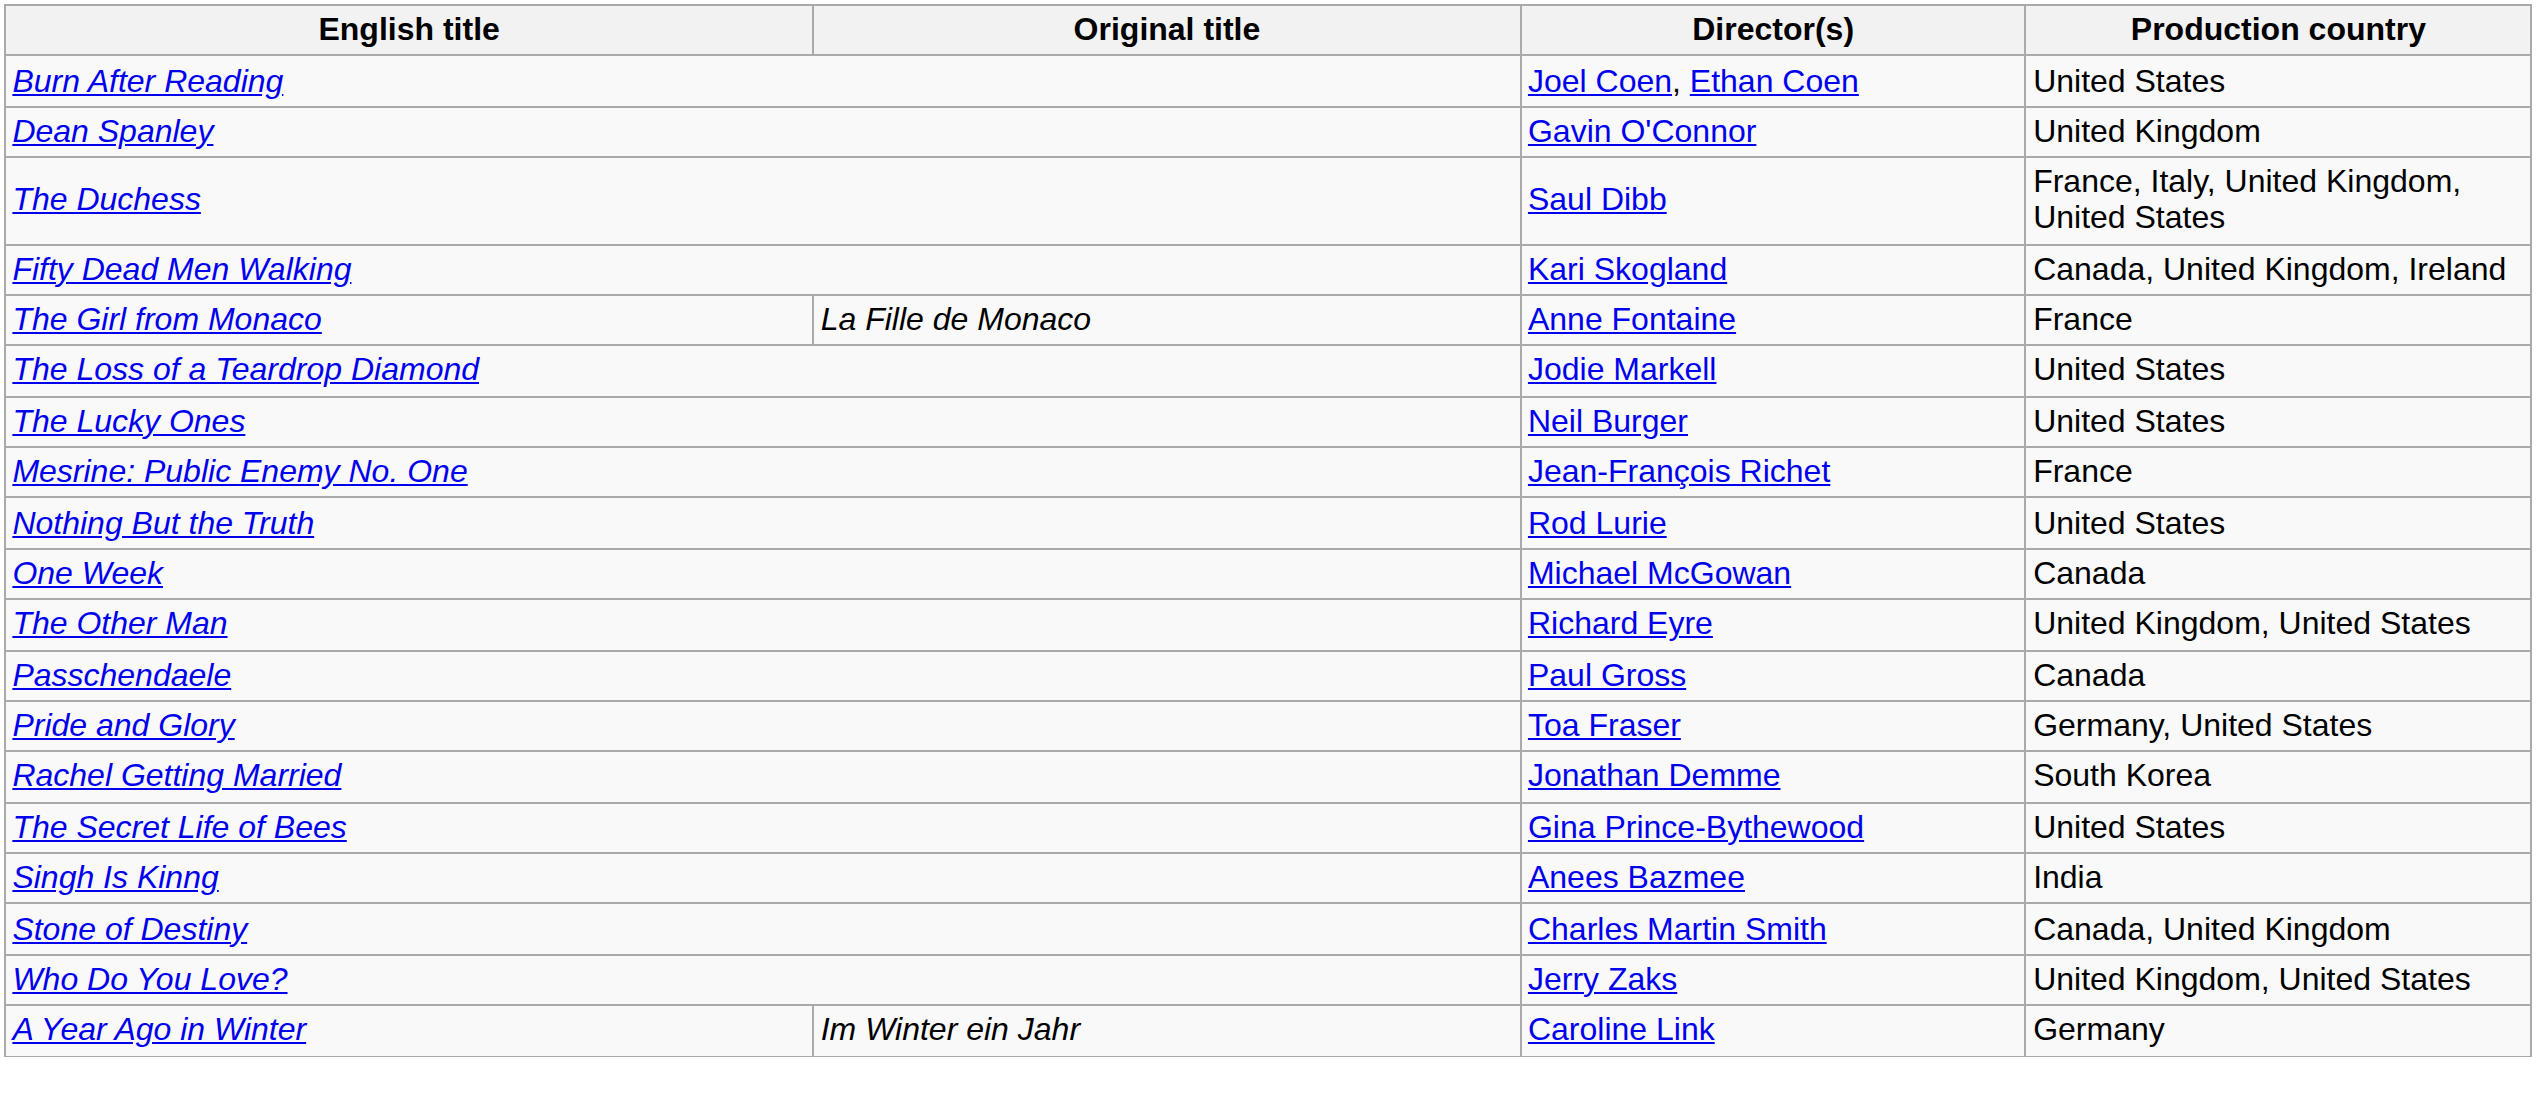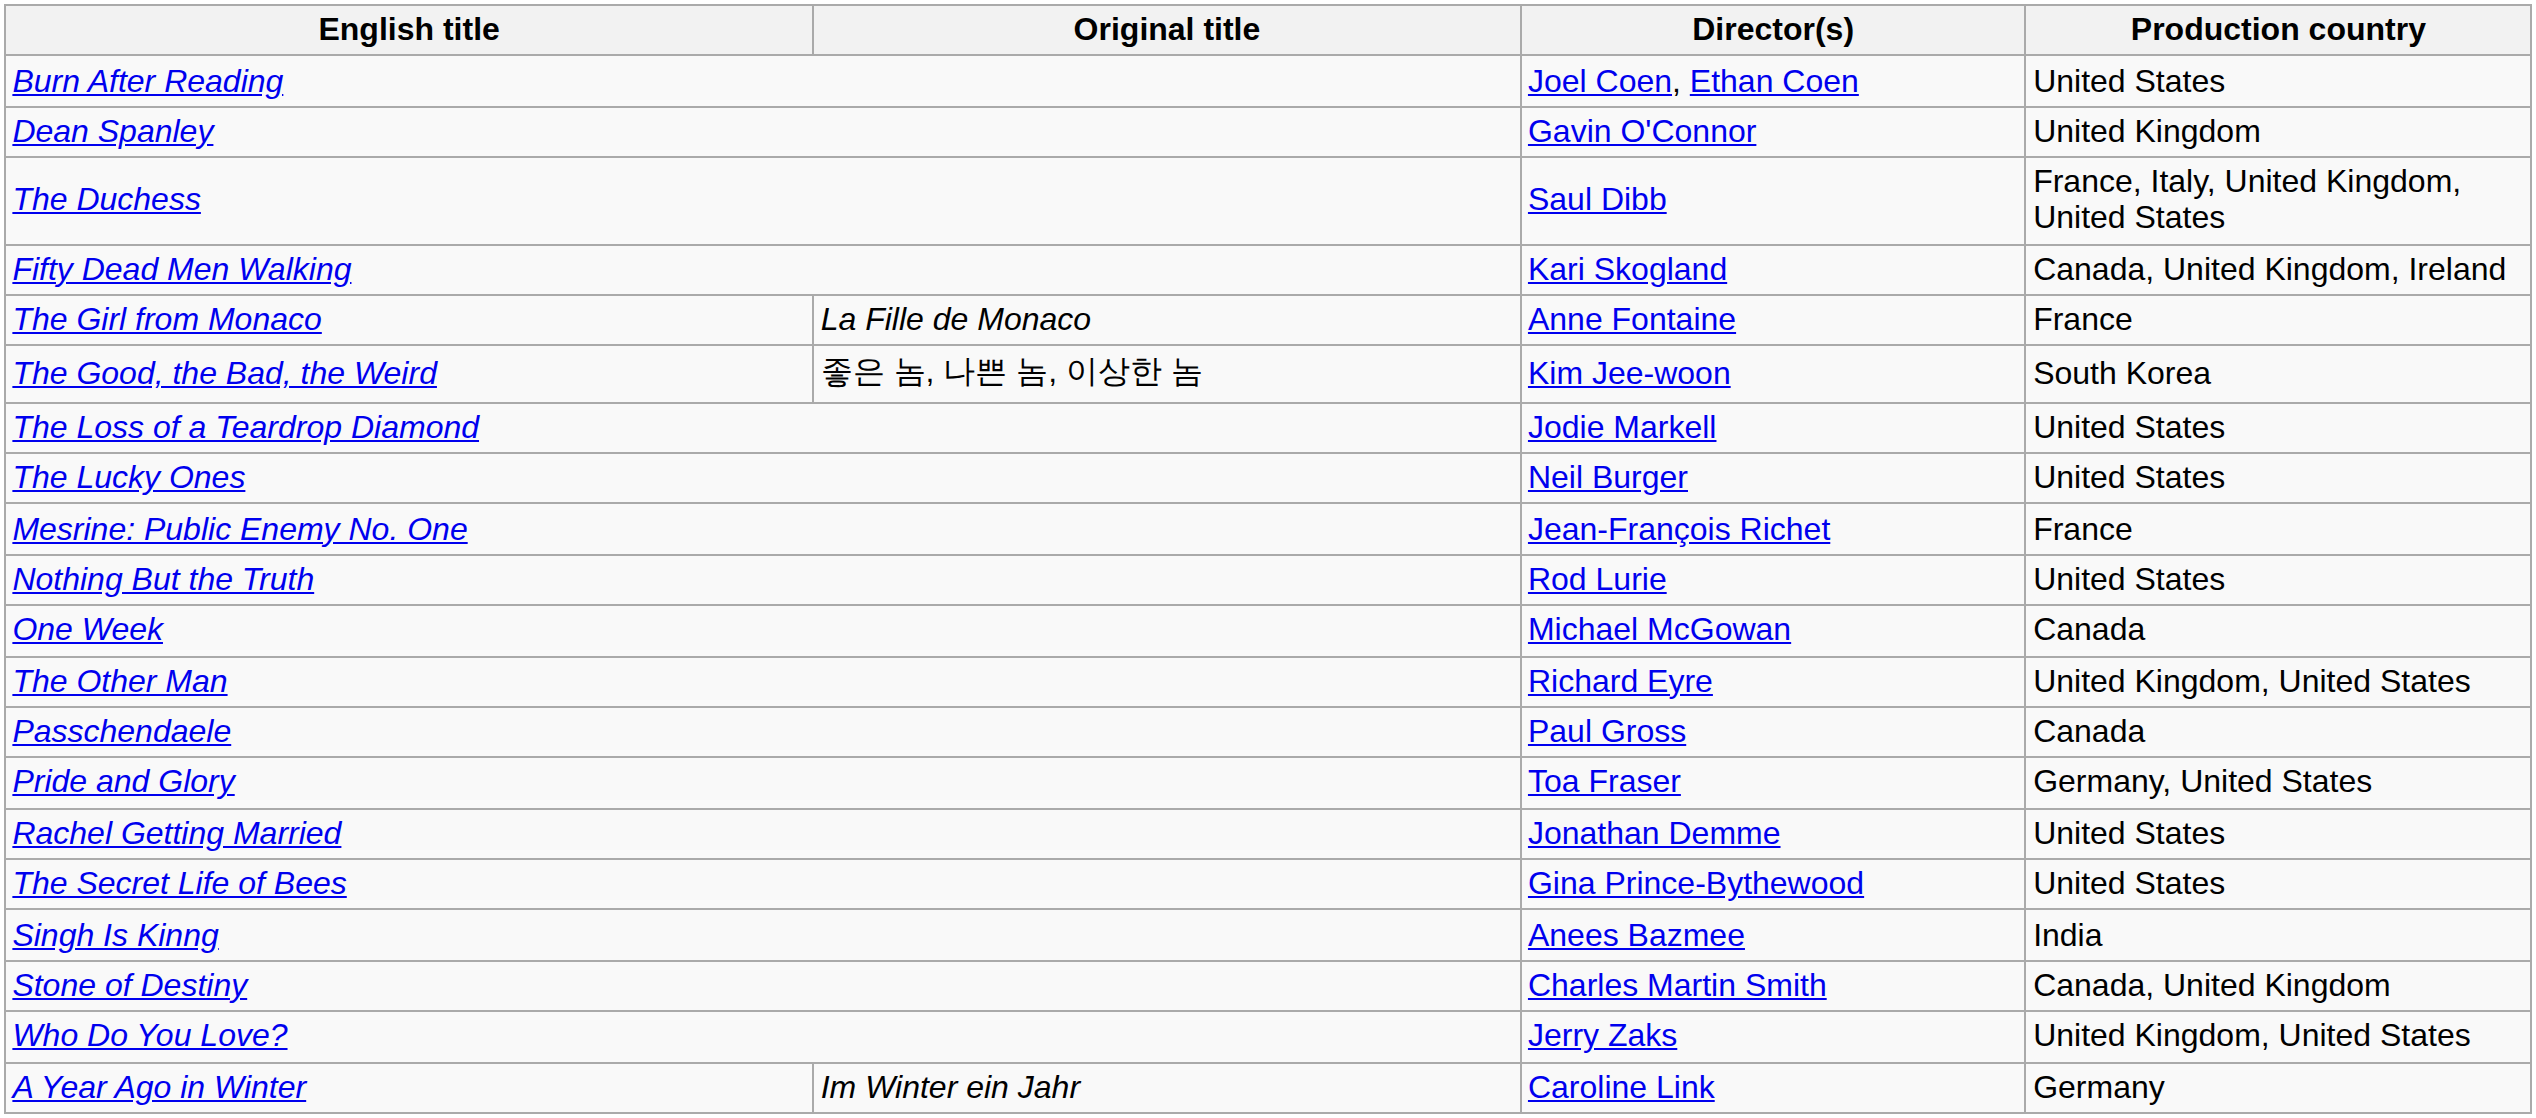+ row: (225, 373)
(2122, 776) South Korea -> (2129, 833) United States
